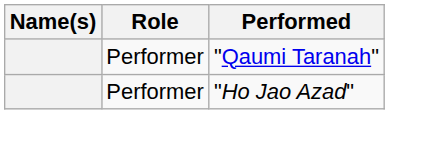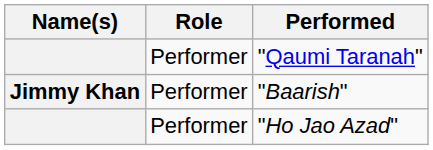+ row: (303, 91)
